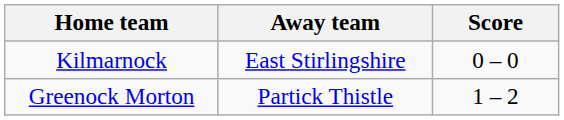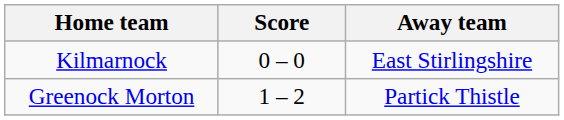columns swapped: (495, 22) <-> (325, 22)
